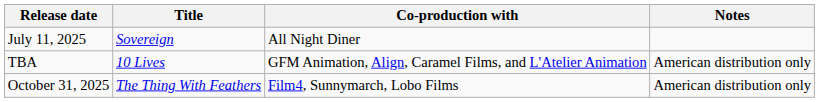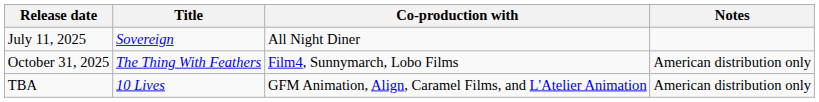rows swapped: (59, 85) <-> (22, 62)
